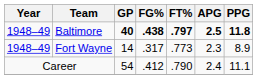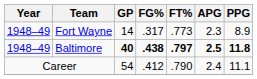rows swapped: (84, 48) <-> (79, 31)
